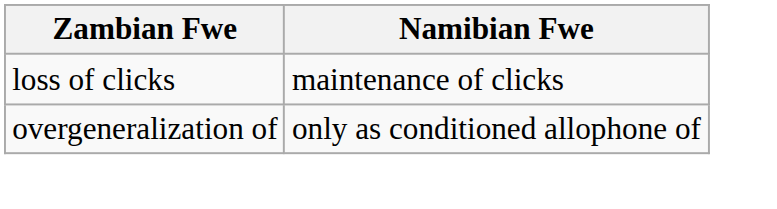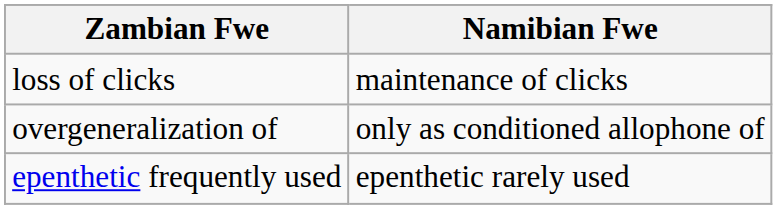+ row: (177, 177)
